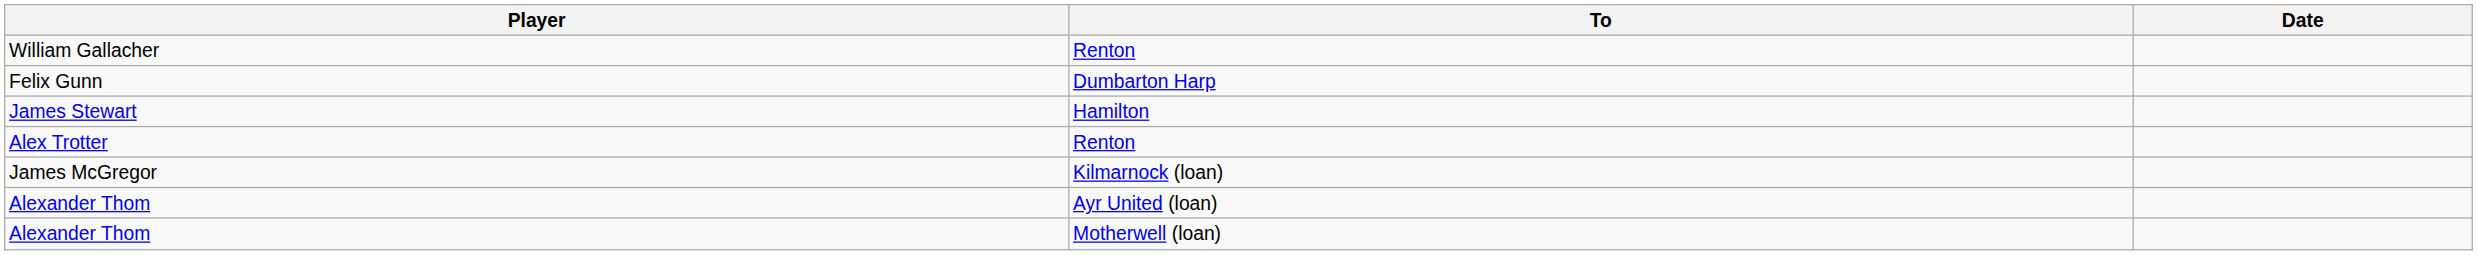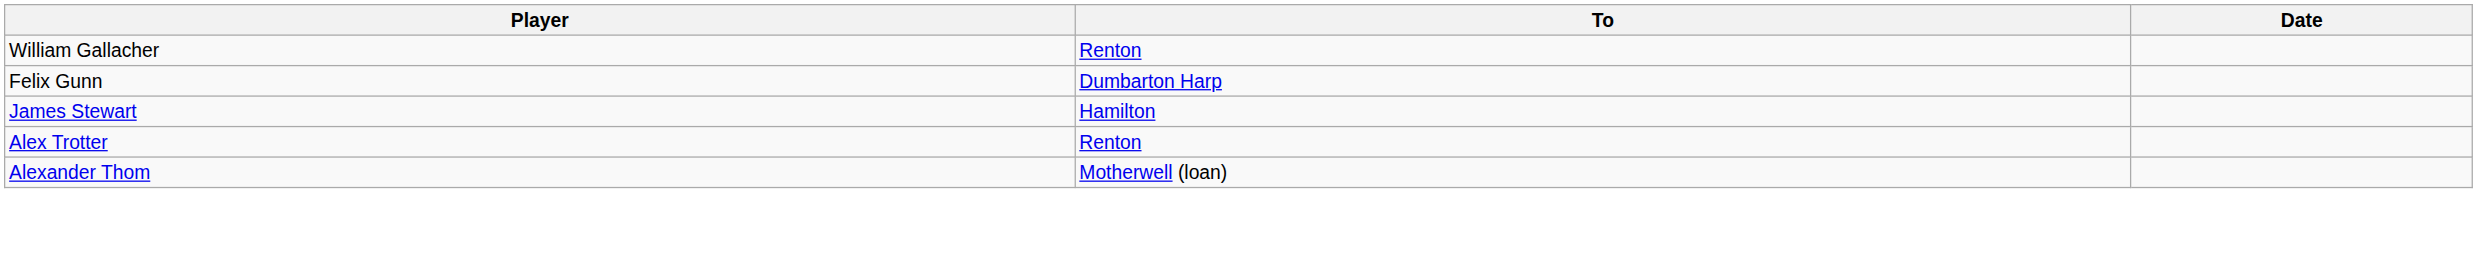- row: (83, 173)
- row: (80, 203)
